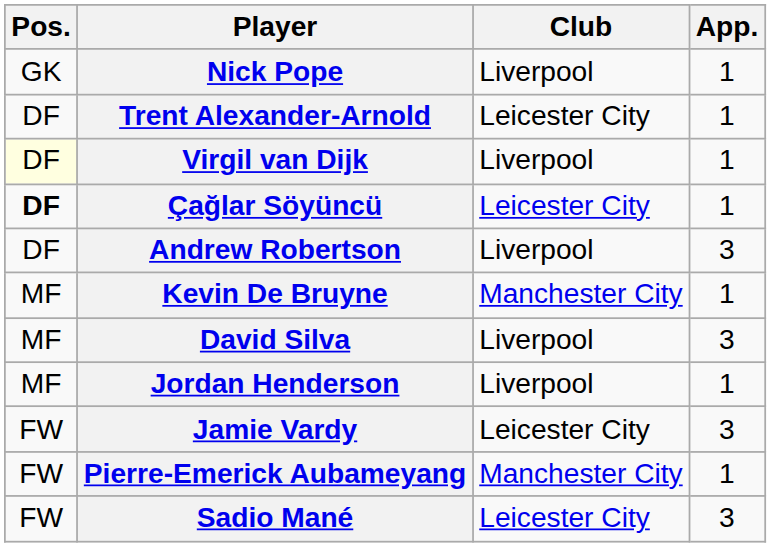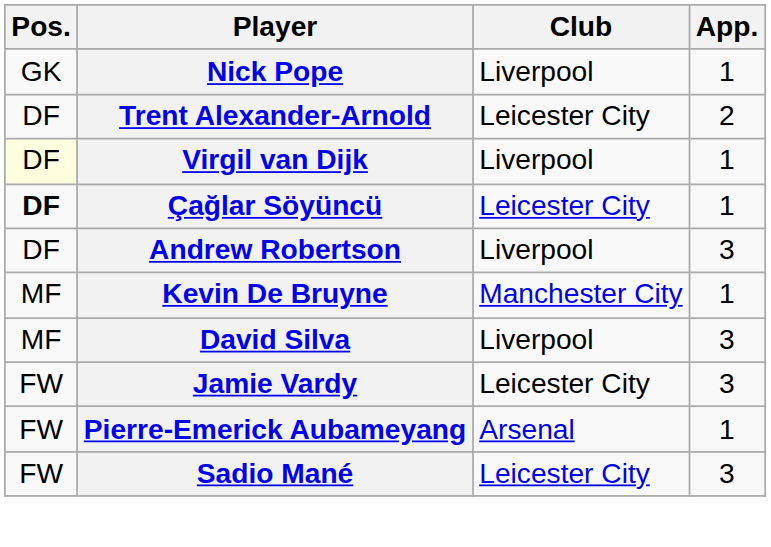(727, 116) 1 -> (727, 116) 2
- row: (275, 384)
(581, 473) Manchester City -> (527, 428) Arsenal
